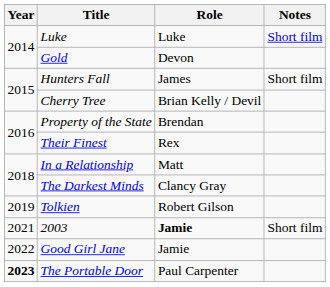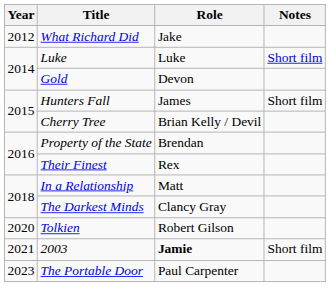+ row: (90, 36)
(21, 206) 2019 -> (21, 228) 2020
- row: (83, 249)
(21, 270) bold -> (21, 270) normal
